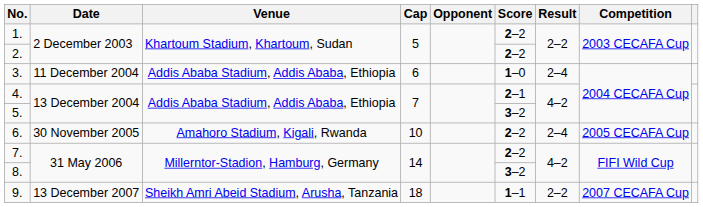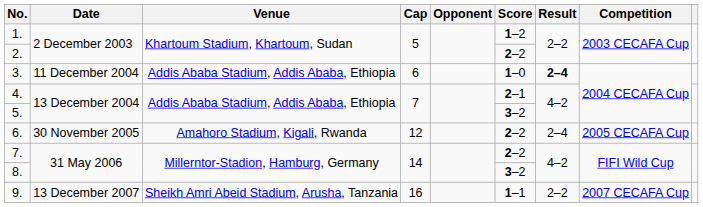(515, 34) 2–2 -> (515, 34) 1–2
(557, 73) normal -> (557, 73) bold
(416, 133) 10 -> (416, 133) 12
(416, 192) 18 -> (416, 192) 16
